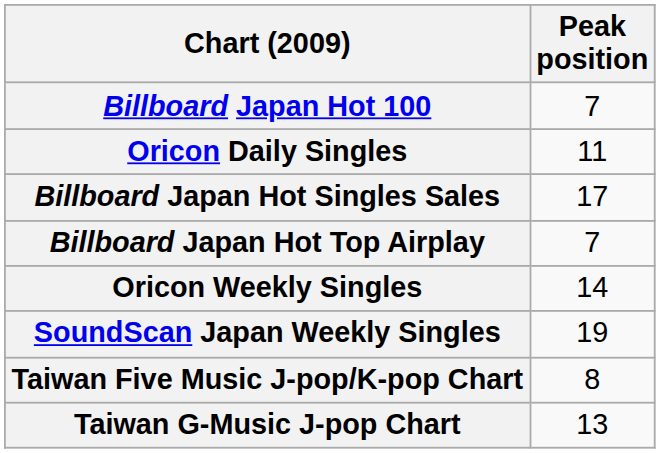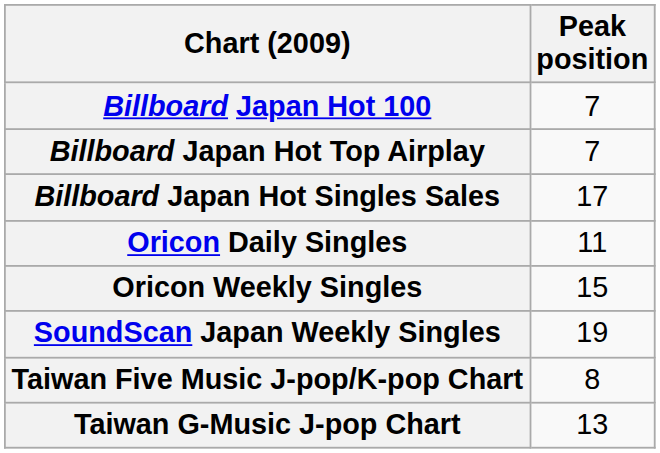rows swapped: (267, 242) <-> (267, 151)
(592, 288) 14 -> (592, 288) 15
